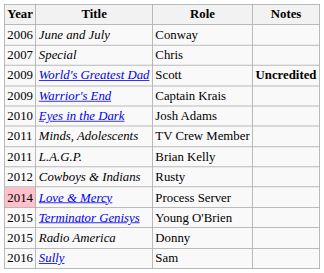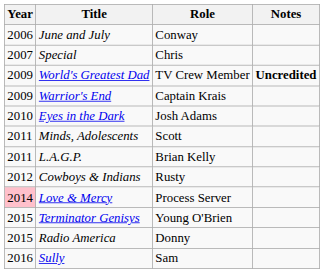(169, 75) Scott -> (203, 75) TV Crew Member
(203, 136) TV Crew Member -> (169, 136) Scott
